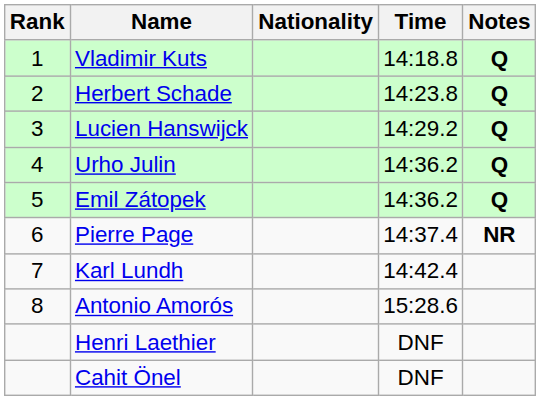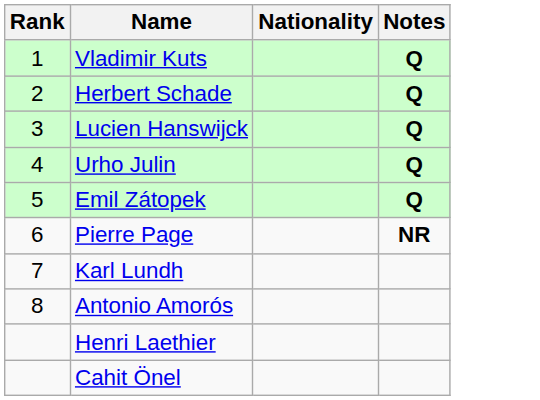- column: (421, 22)
